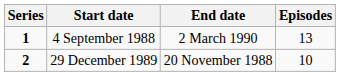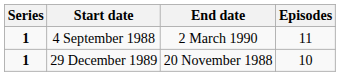(306, 37) 13 -> (306, 37) 11
(26, 60) 2 -> (26, 60) 1
